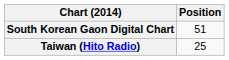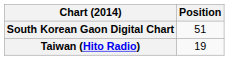(200, 47) 25 -> (200, 47) 19
